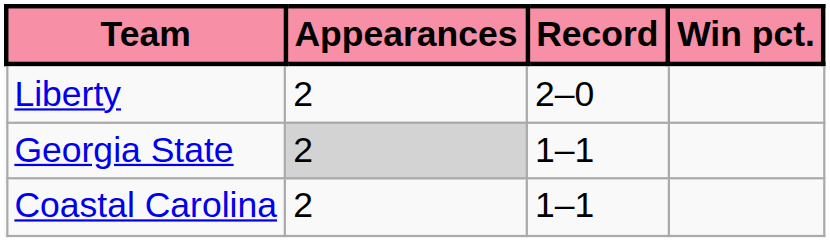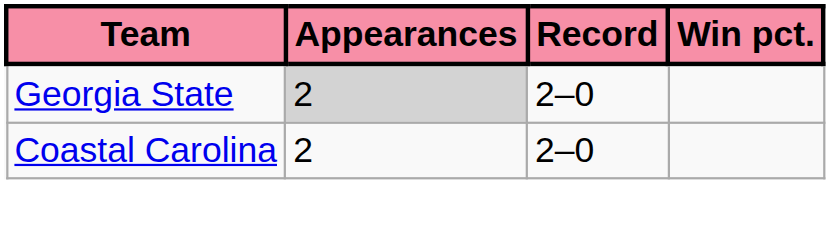- row: (68, 93)
(565, 149) 1–1 -> (565, 93) 2–0
(565, 206) 1–1 -> (565, 149) 2–0
